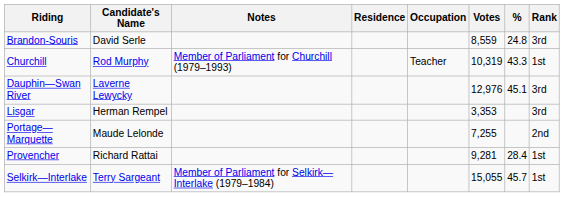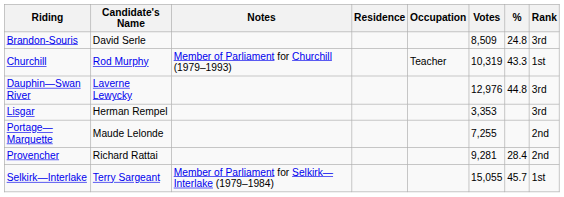(484, 40) 8,559 -> (484, 40) 8,509
(517, 90) 45.1 -> (517, 90) 44.8
(539, 156) 1st -> (540, 156) 2nd
